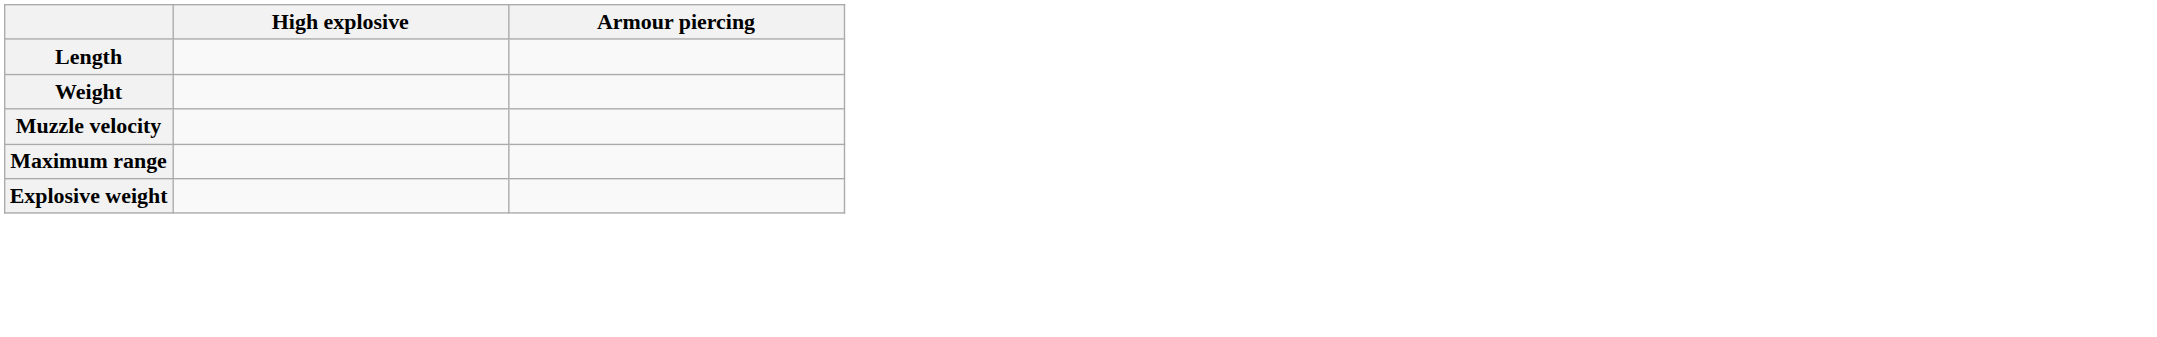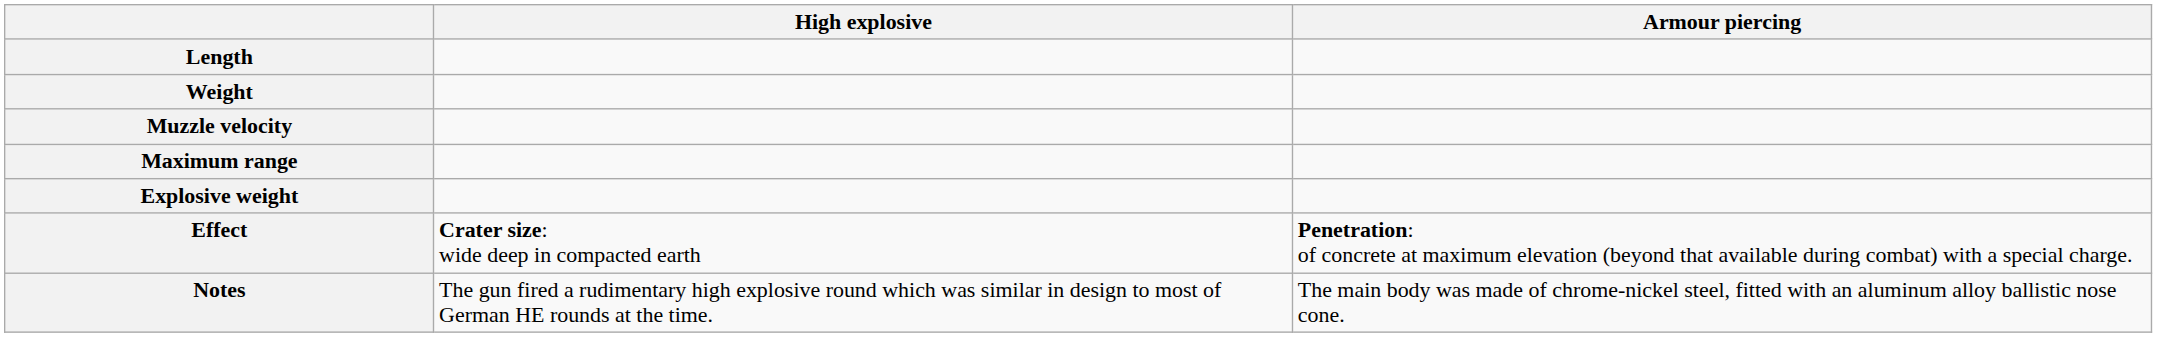+ row: (219, 230)
+ row: (219, 289)
